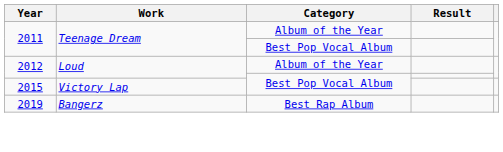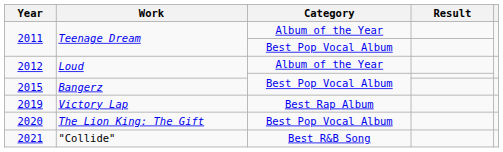(93, 87) Victory Lap -> (81, 87) Bangerz
(81, 104) Bangerz -> (93, 104) Victory Lap
+ row: (30, 121)
+ row: (30, 138)
